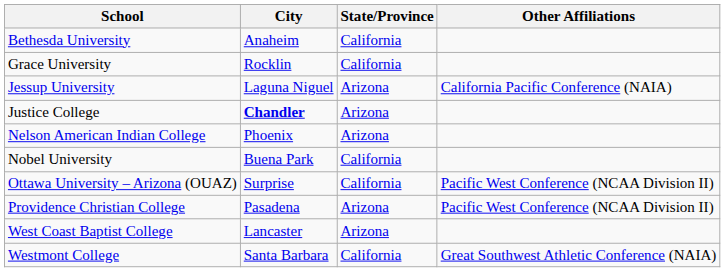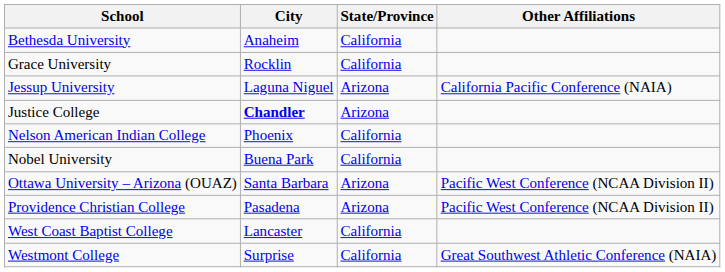(365, 135) Arizona -> (371, 135) California
(269, 183) Surprise -> (286, 183) Santa Barbara
(371, 183) California -> (365, 183) Arizona
(365, 231) Arizona -> (371, 231) California
(286, 254) Santa Barbara -> (269, 254) Surprise
